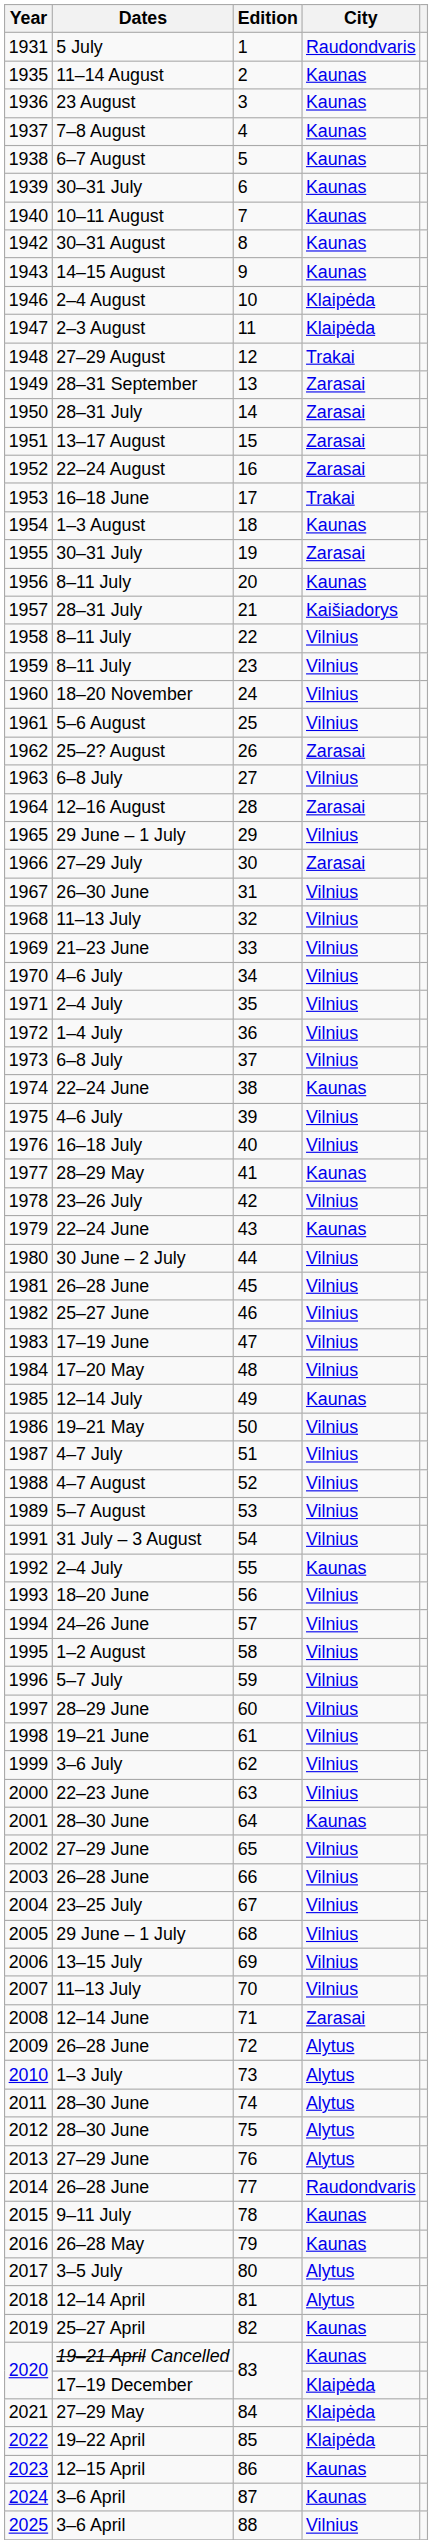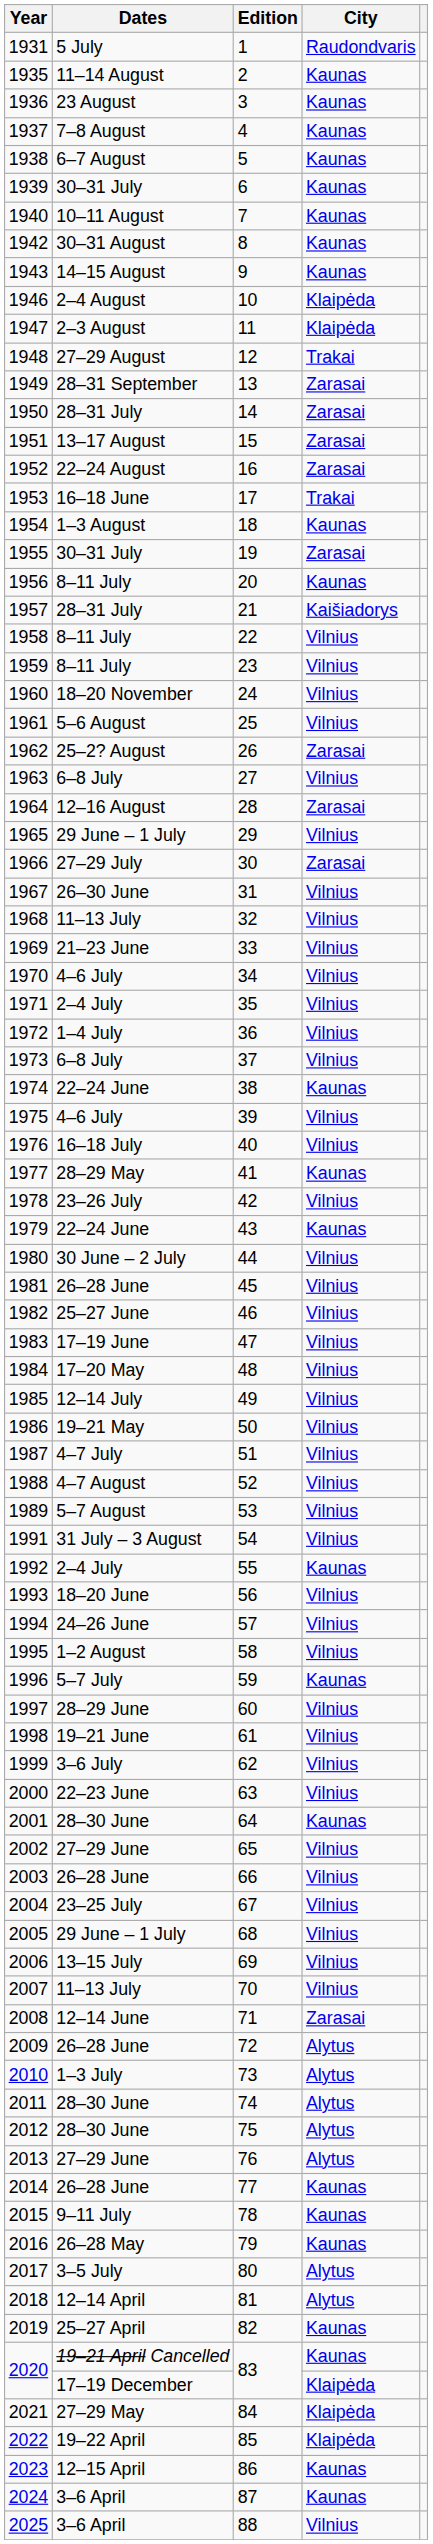(336, 1398) Kaunas -> (332, 1398) Vilnius
(332, 1680) Vilnius -> (336, 1680) Kaunas
(361, 2187) Raudondvaris -> (336, 2187) Kaunas
